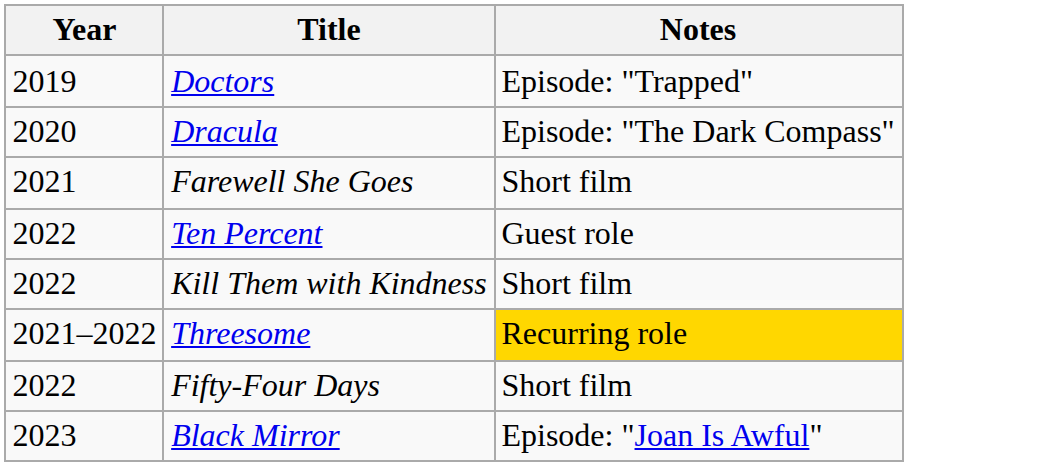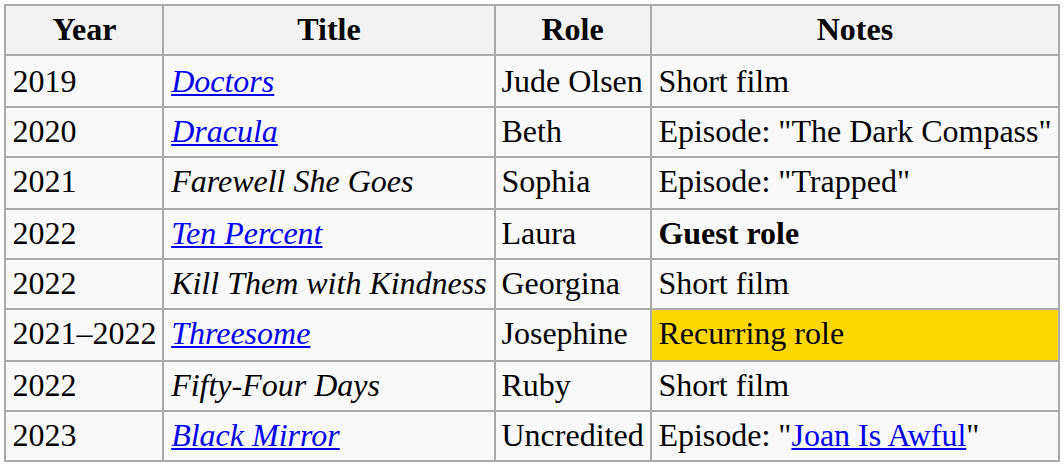+ column: (573, 29)
(627, 80) Episode: "Trapped" -> (724, 80) Short film
(567, 182) Short film -> (784, 182) Episode: "Trapped"
(568, 232) normal -> (729, 232) bold
